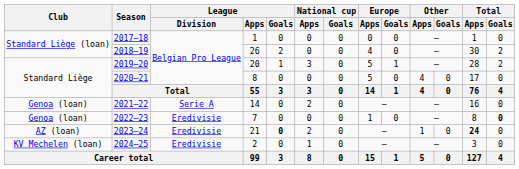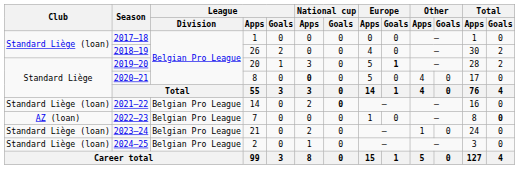(396, 64) normal -> (396, 64) bold
(309, 78) normal -> (309, 78) bold
(58, 104) Genoa (loan) -> (58, 104) Standard Liège (loan)
(197, 104) Serie A -> (197, 104) Belgian Pro League
(341, 104) normal -> (341, 104) bold
(58, 118) Genoa (loan) -> (58, 118) AZ (loan)
(197, 118) Eredivisie -> (197, 118) Belgian Pro League
(58, 131) AZ (loan) -> (58, 131) Standard Liège (loan)
(197, 131) Eredivisie -> (197, 131) Belgian Pro League
(281, 131) bold -> (281, 131) normal
(474, 131) bold -> (474, 131) normal
(58, 144) KV Mechelen (loan) -> (58, 144) Standard Liège (loan)
(197, 144) Eredivisie -> (197, 144) Belgian Pro League
